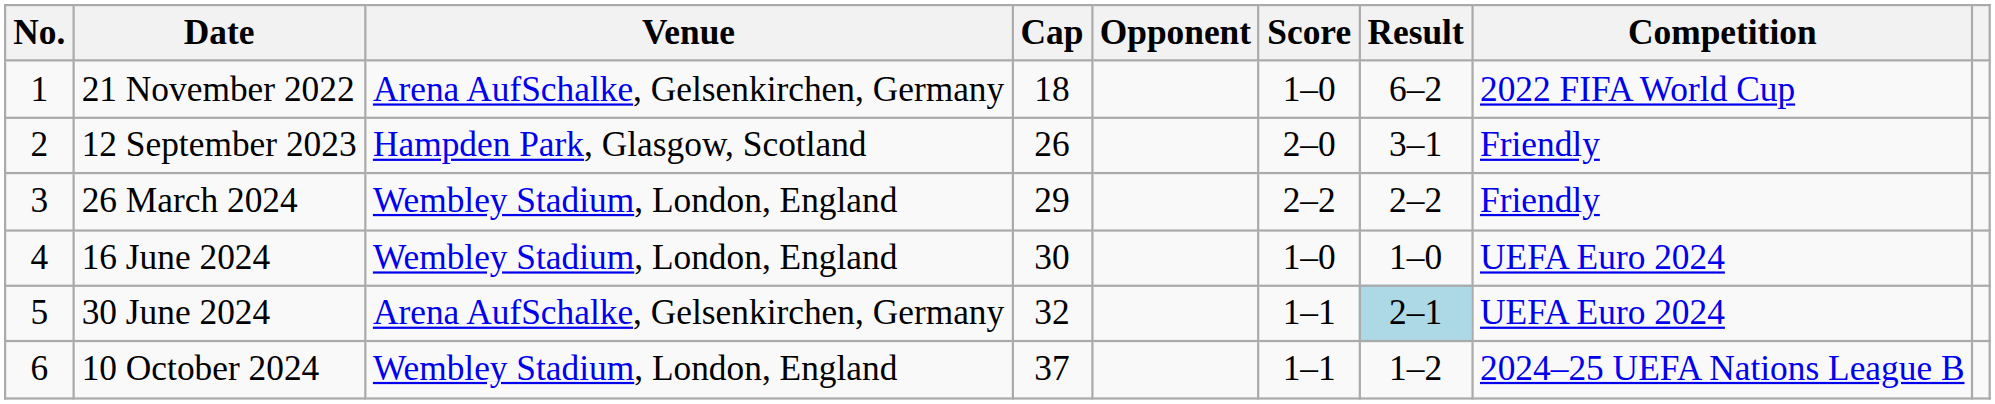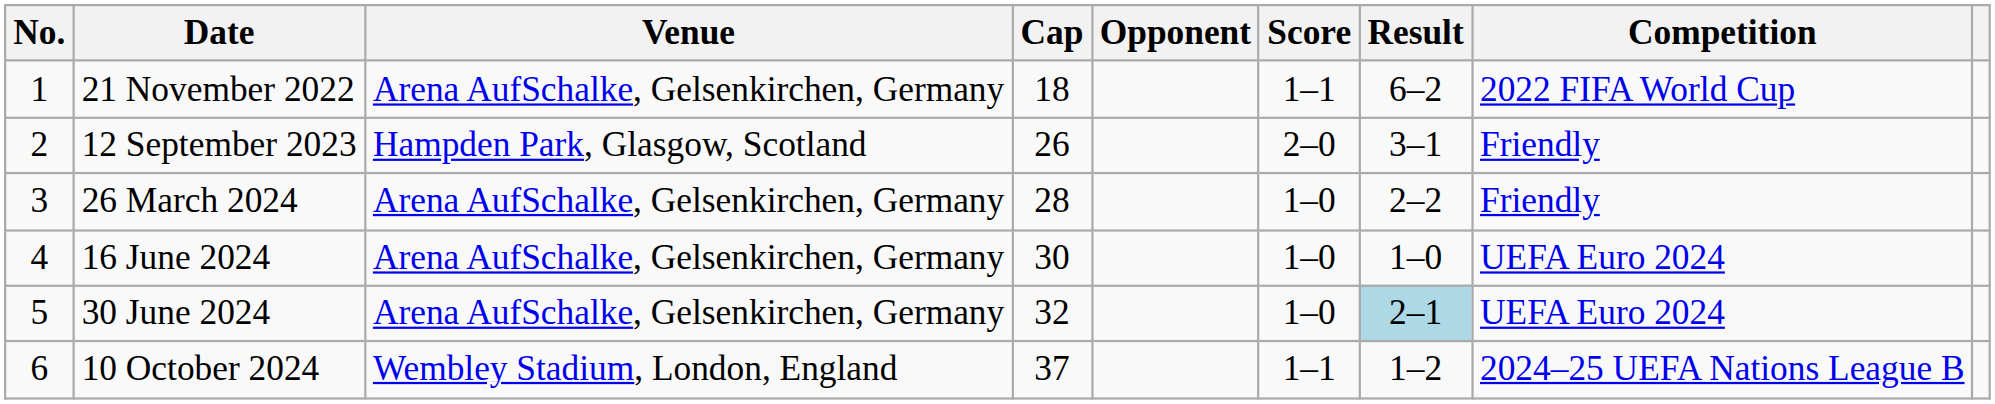(1309, 88) 1–0 -> (1309, 88) 1–1
(635, 200) Wembley Stadium, London, England -> (689, 200) Arena AufSchalke, Gelsenkirchen, Germany
(1052, 200) 29 -> (1052, 200) 28
(1309, 200) 2–2 -> (1309, 200) 1–0
(635, 256) Wembley Stadium, London, England -> (689, 256) Arena AufSchalke, Gelsenkirchen, Germany
(1309, 312) 1–1 -> (1309, 312) 1–0
